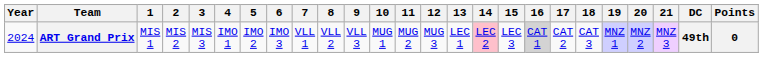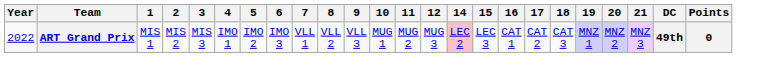- column: (460, 13)
(21, 37) 2024 -> (21, 37) 2022
(537, 37) lightgrey background -> (511, 37) no background
